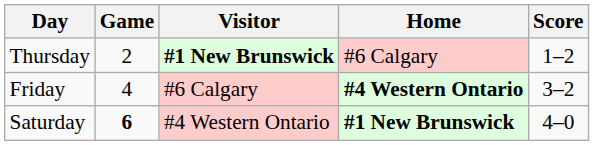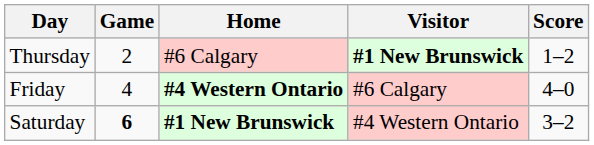columns swapped: (434, 21) <-> (249, 21)
(558, 88) 3–2 -> (558, 88) 4–0
(558, 122) 4–0 -> (558, 122) 3–2
